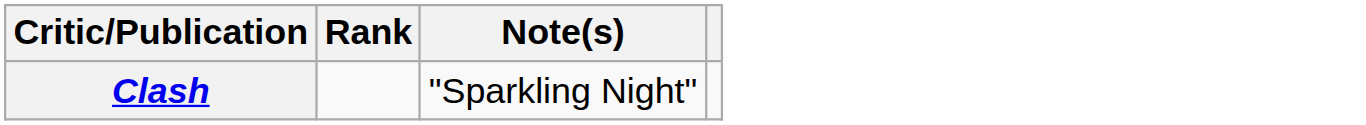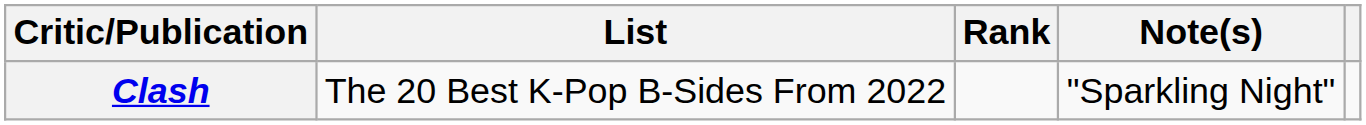+ column: (635, 32)
